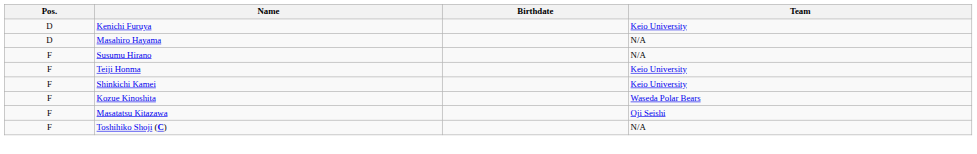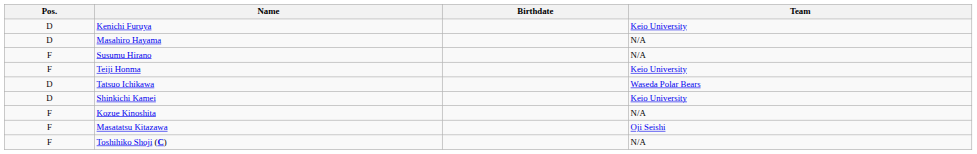+ row: (125, 84)
(49, 84) F -> (49, 99) D
(666, 99) Waseda Polar Bears -> (638, 113) N/A
